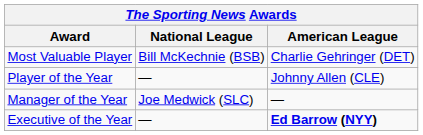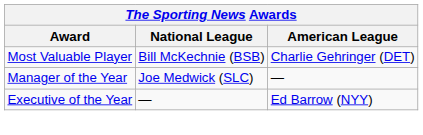- row: (60, 78)
(324, 120) bold -> (322, 99) normal
